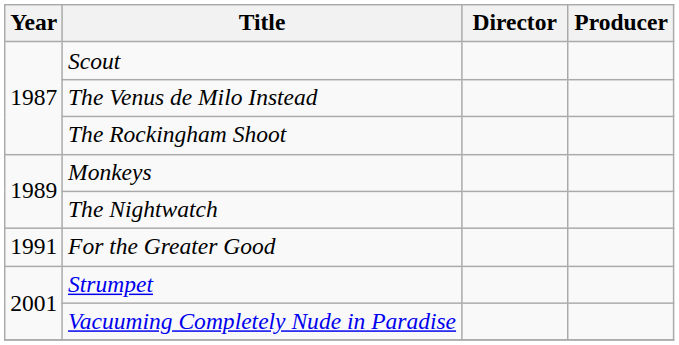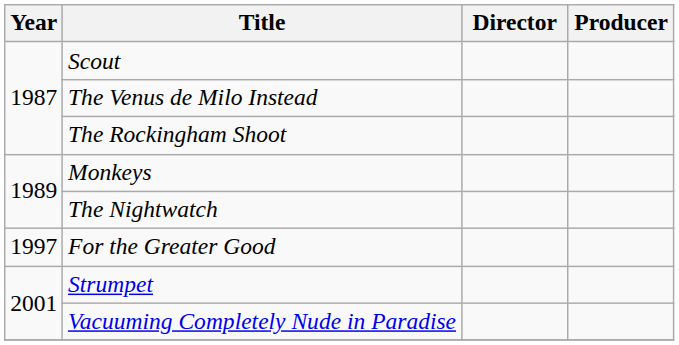(34, 246) 1991 -> (34, 246) 1997
